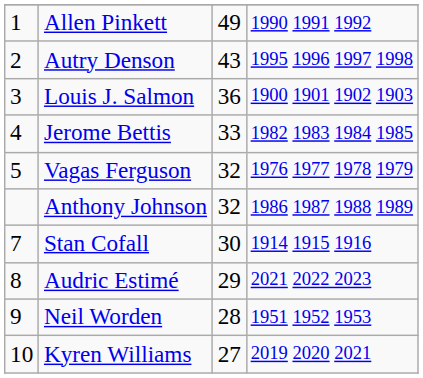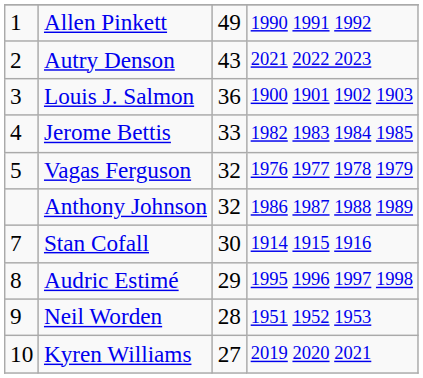(332, 59) 1995 1996 1997 1998 -> (311, 59) 2021 2022 2023
(311, 280) 2021 2022 2023 -> (332, 280) 1995 1996 1997 1998
